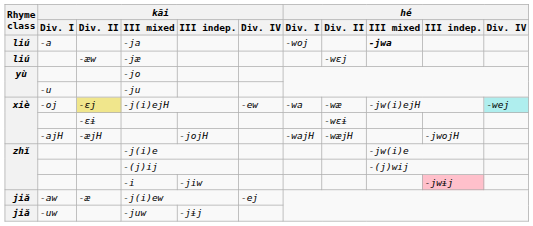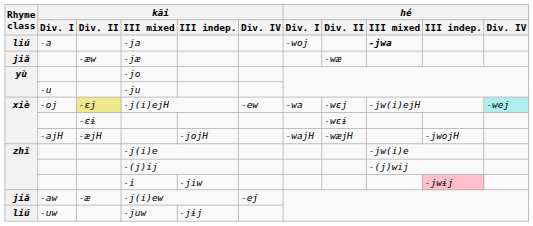(21, 58) liú -> (21, 58) jiǎ
(336, 58) -wɛj -> (333, 58) -wæ
(333, 105) -wæ -> (336, 105) -wɛj
(21, 213) jiǎ -> (21, 213) liú
